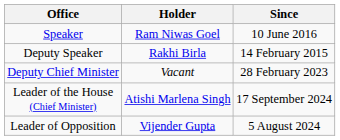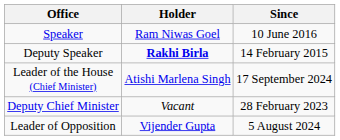(177, 53) normal -> (177, 53) bold
rows swapped: (63, 99) <-> (63, 72)
